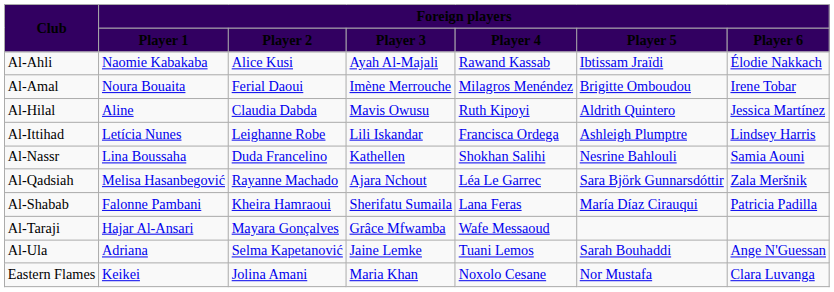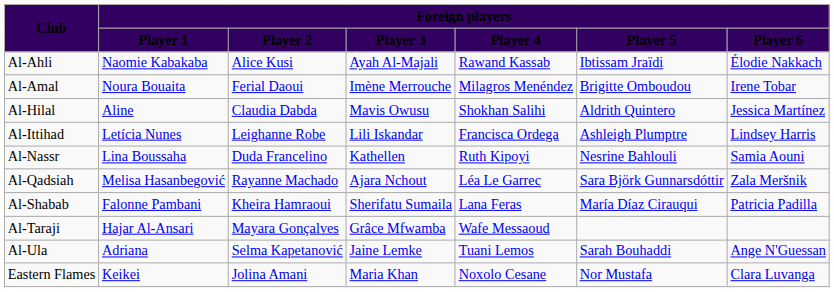(494, 110) Ruth Kipoyi -> (502, 110) Shokhan Salihi
(502, 157) Shokhan Salihi -> (494, 157) Ruth Kipoyi
